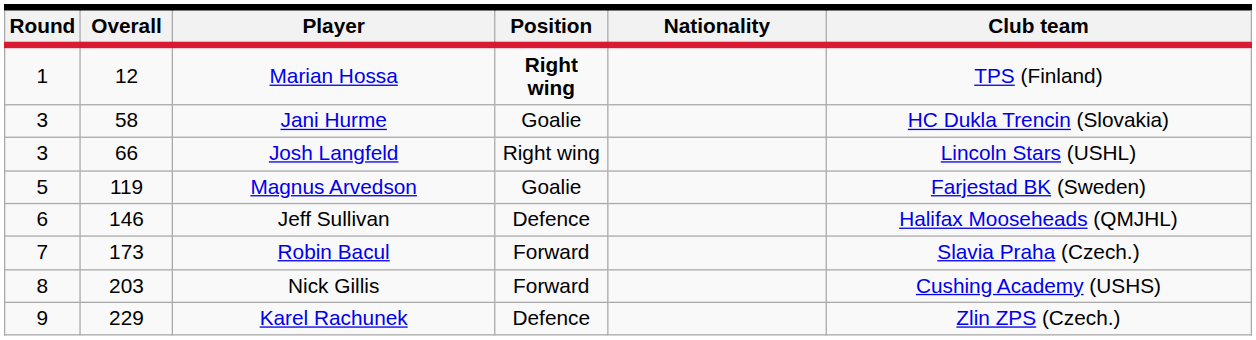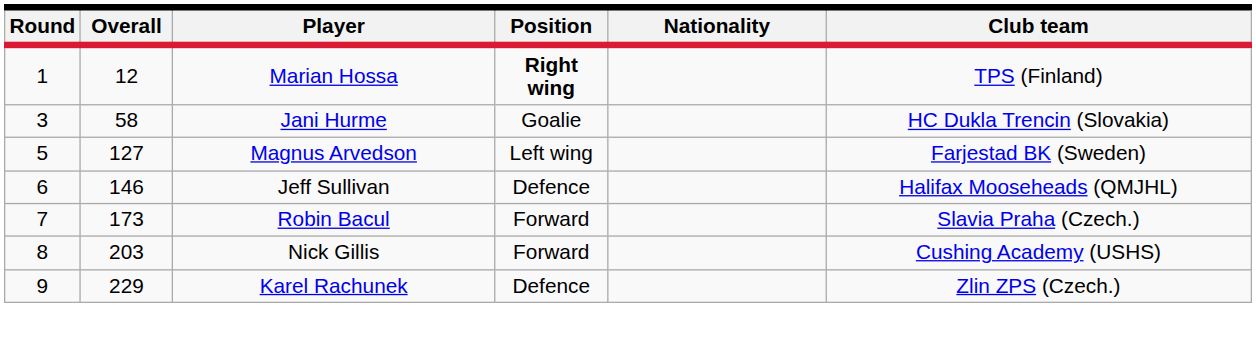- row: (334, 153)
(126, 186) 119 -> (126, 153) 127
(551, 186) Goalie -> (551, 153) Left wing
